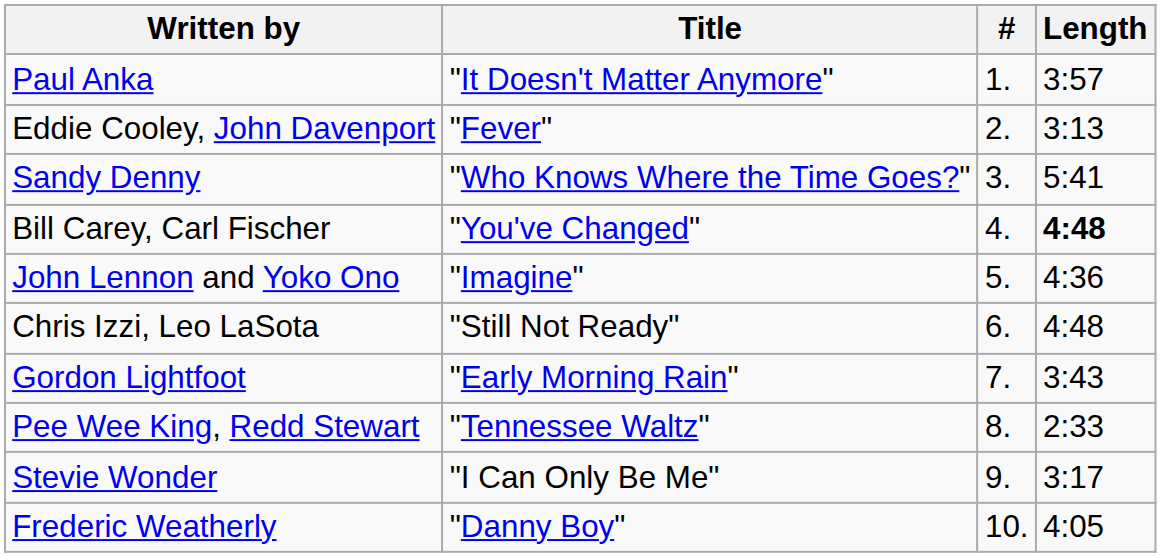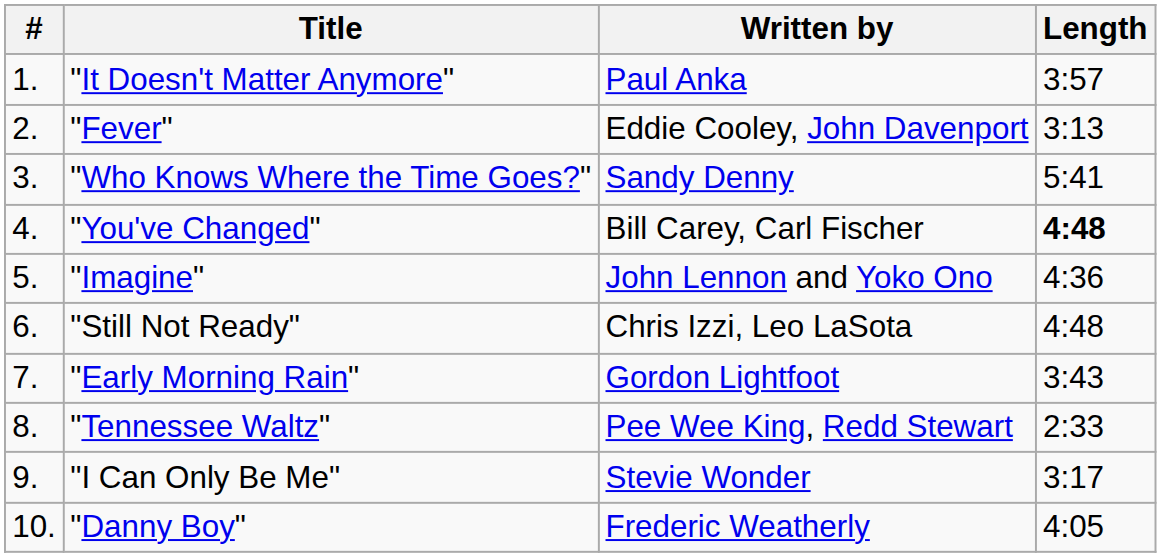columns swapped: (1007, 29) <-> (224, 29)
